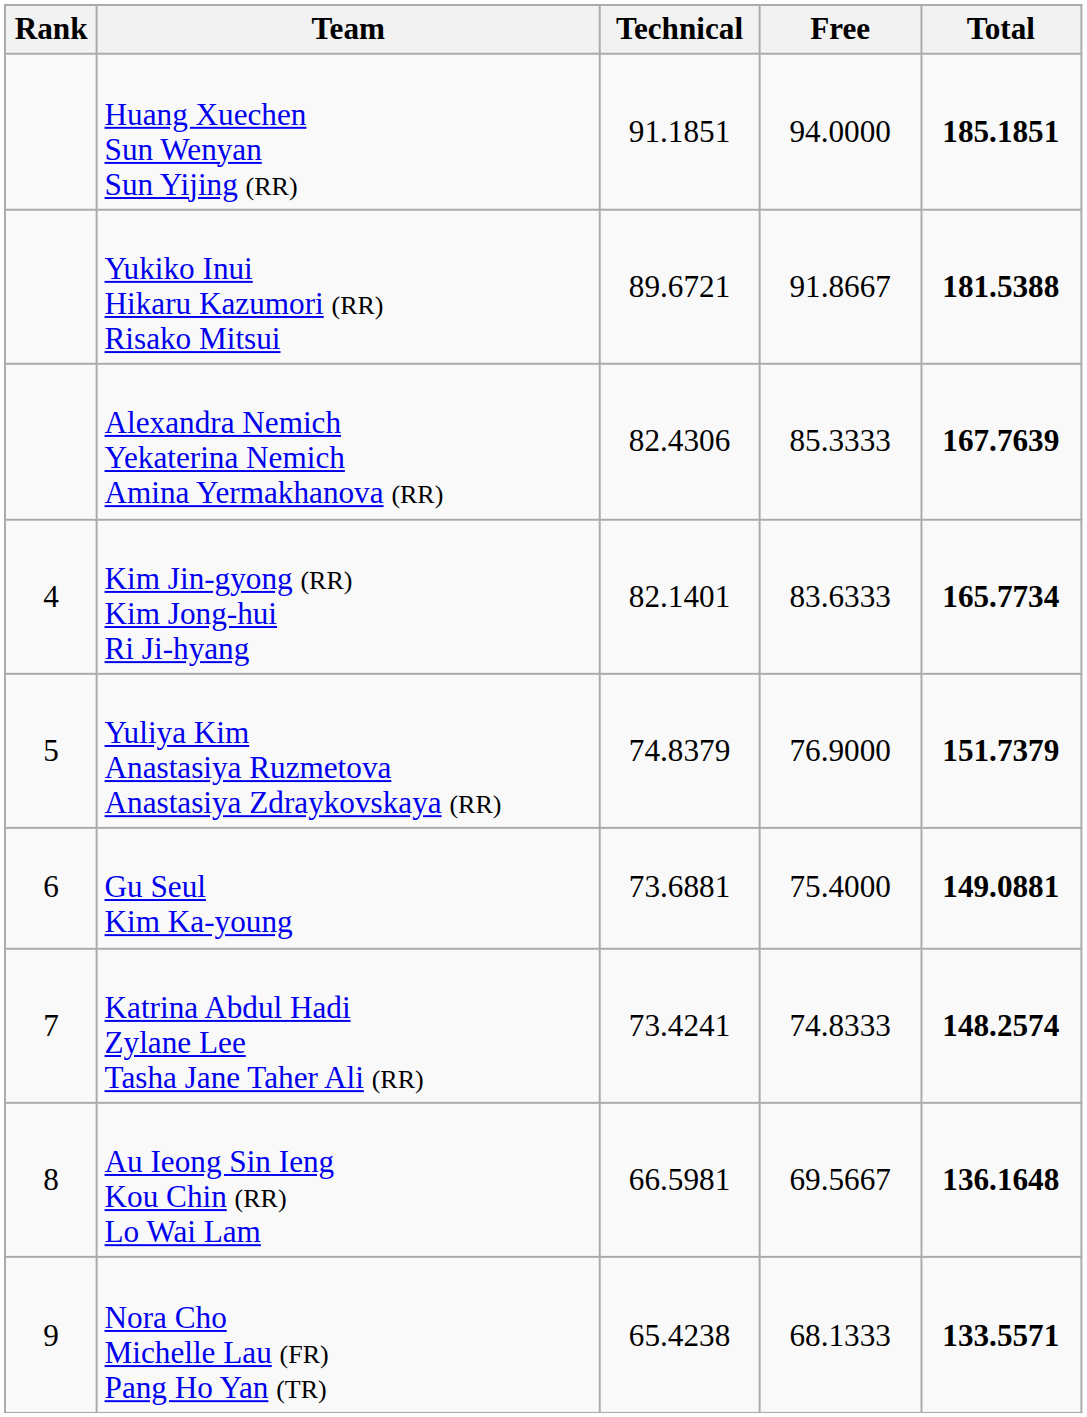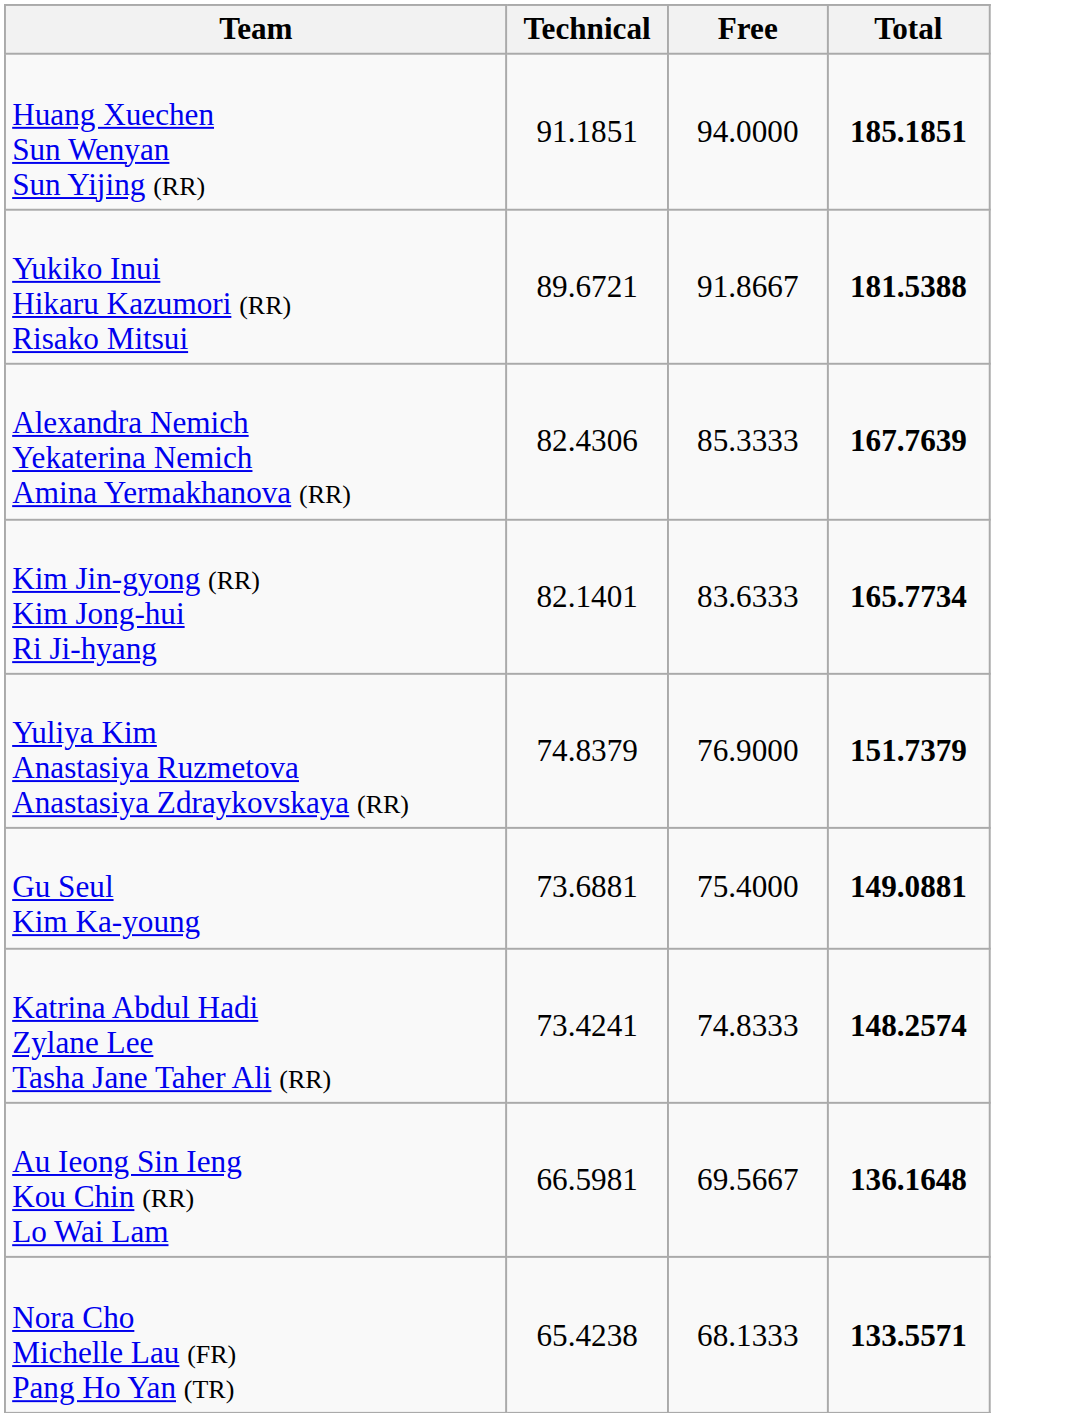- column: (51, 29)
